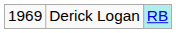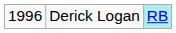(25, 16) 1969 -> (25, 16) 1996
